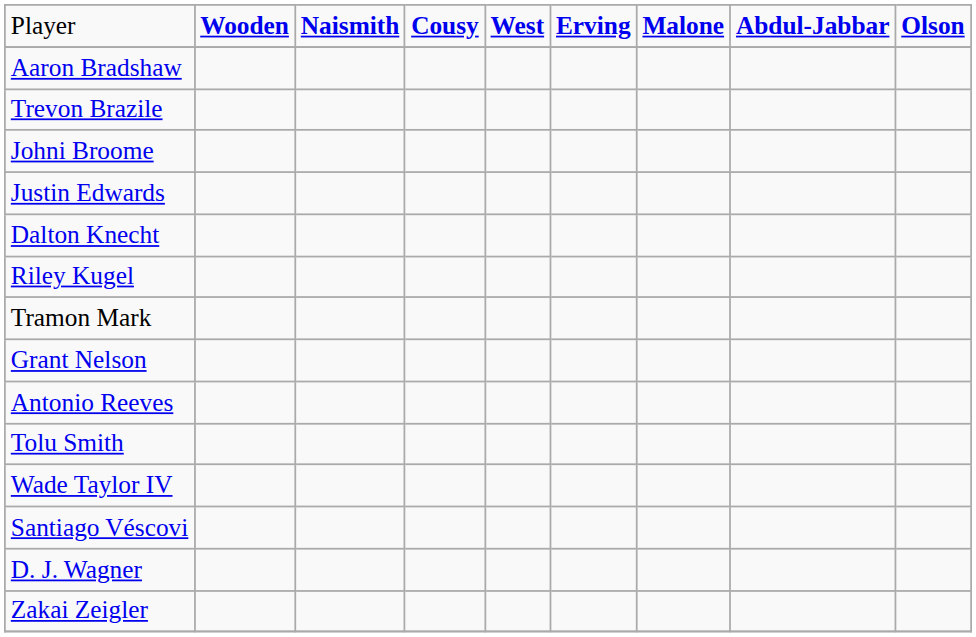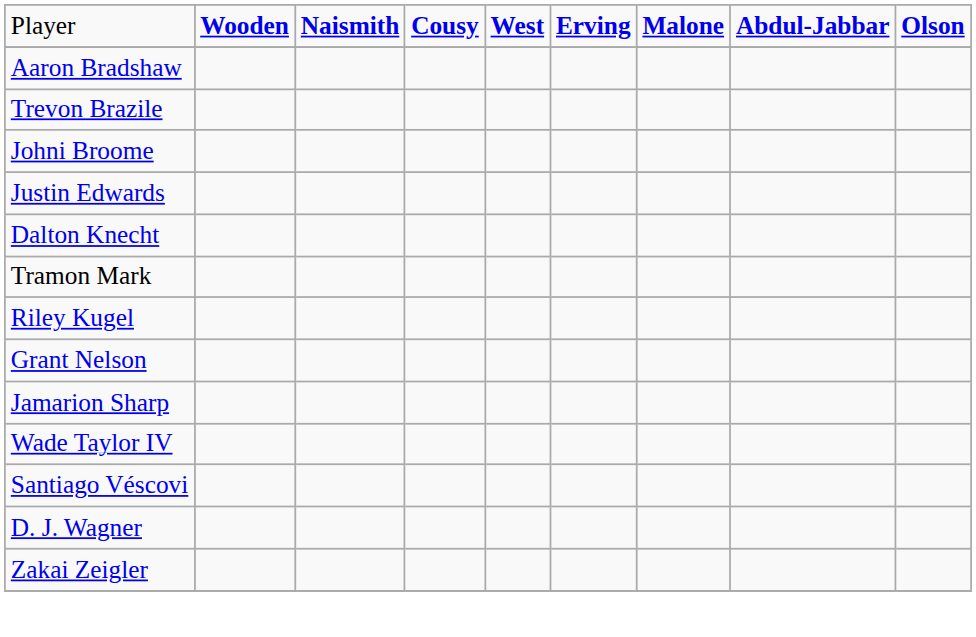rows swapped: (72, 276) <-> (81, 318)
- row: (92, 401)
+ row: (90, 401)
- row: (67, 443)
